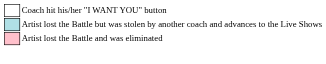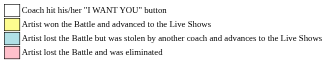+ row: (116, 24)
